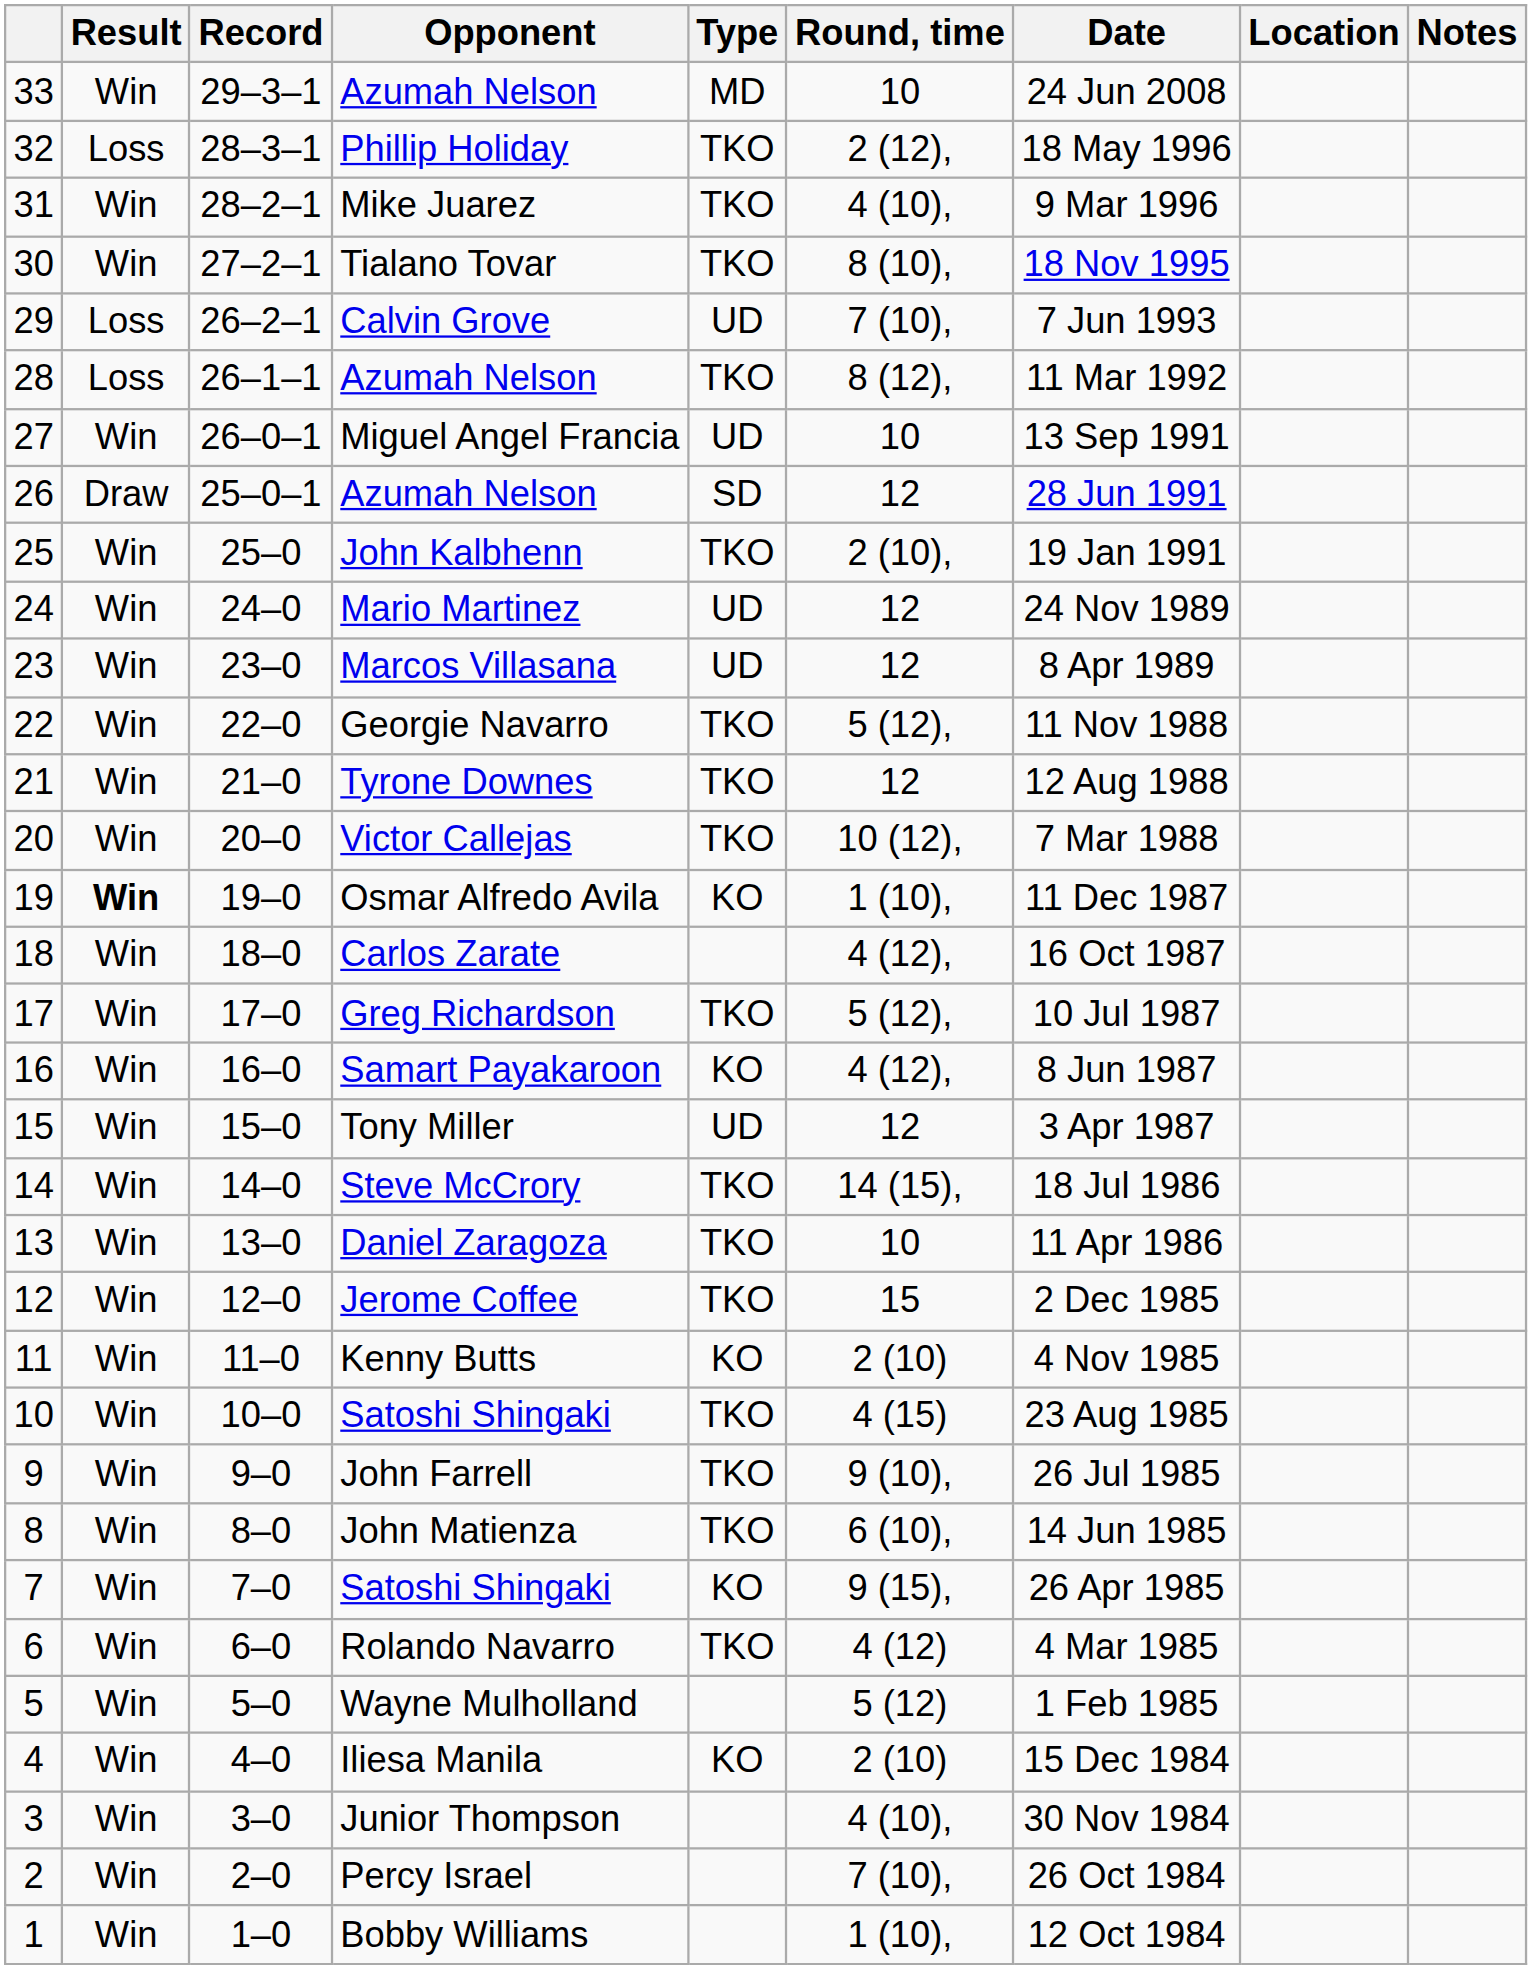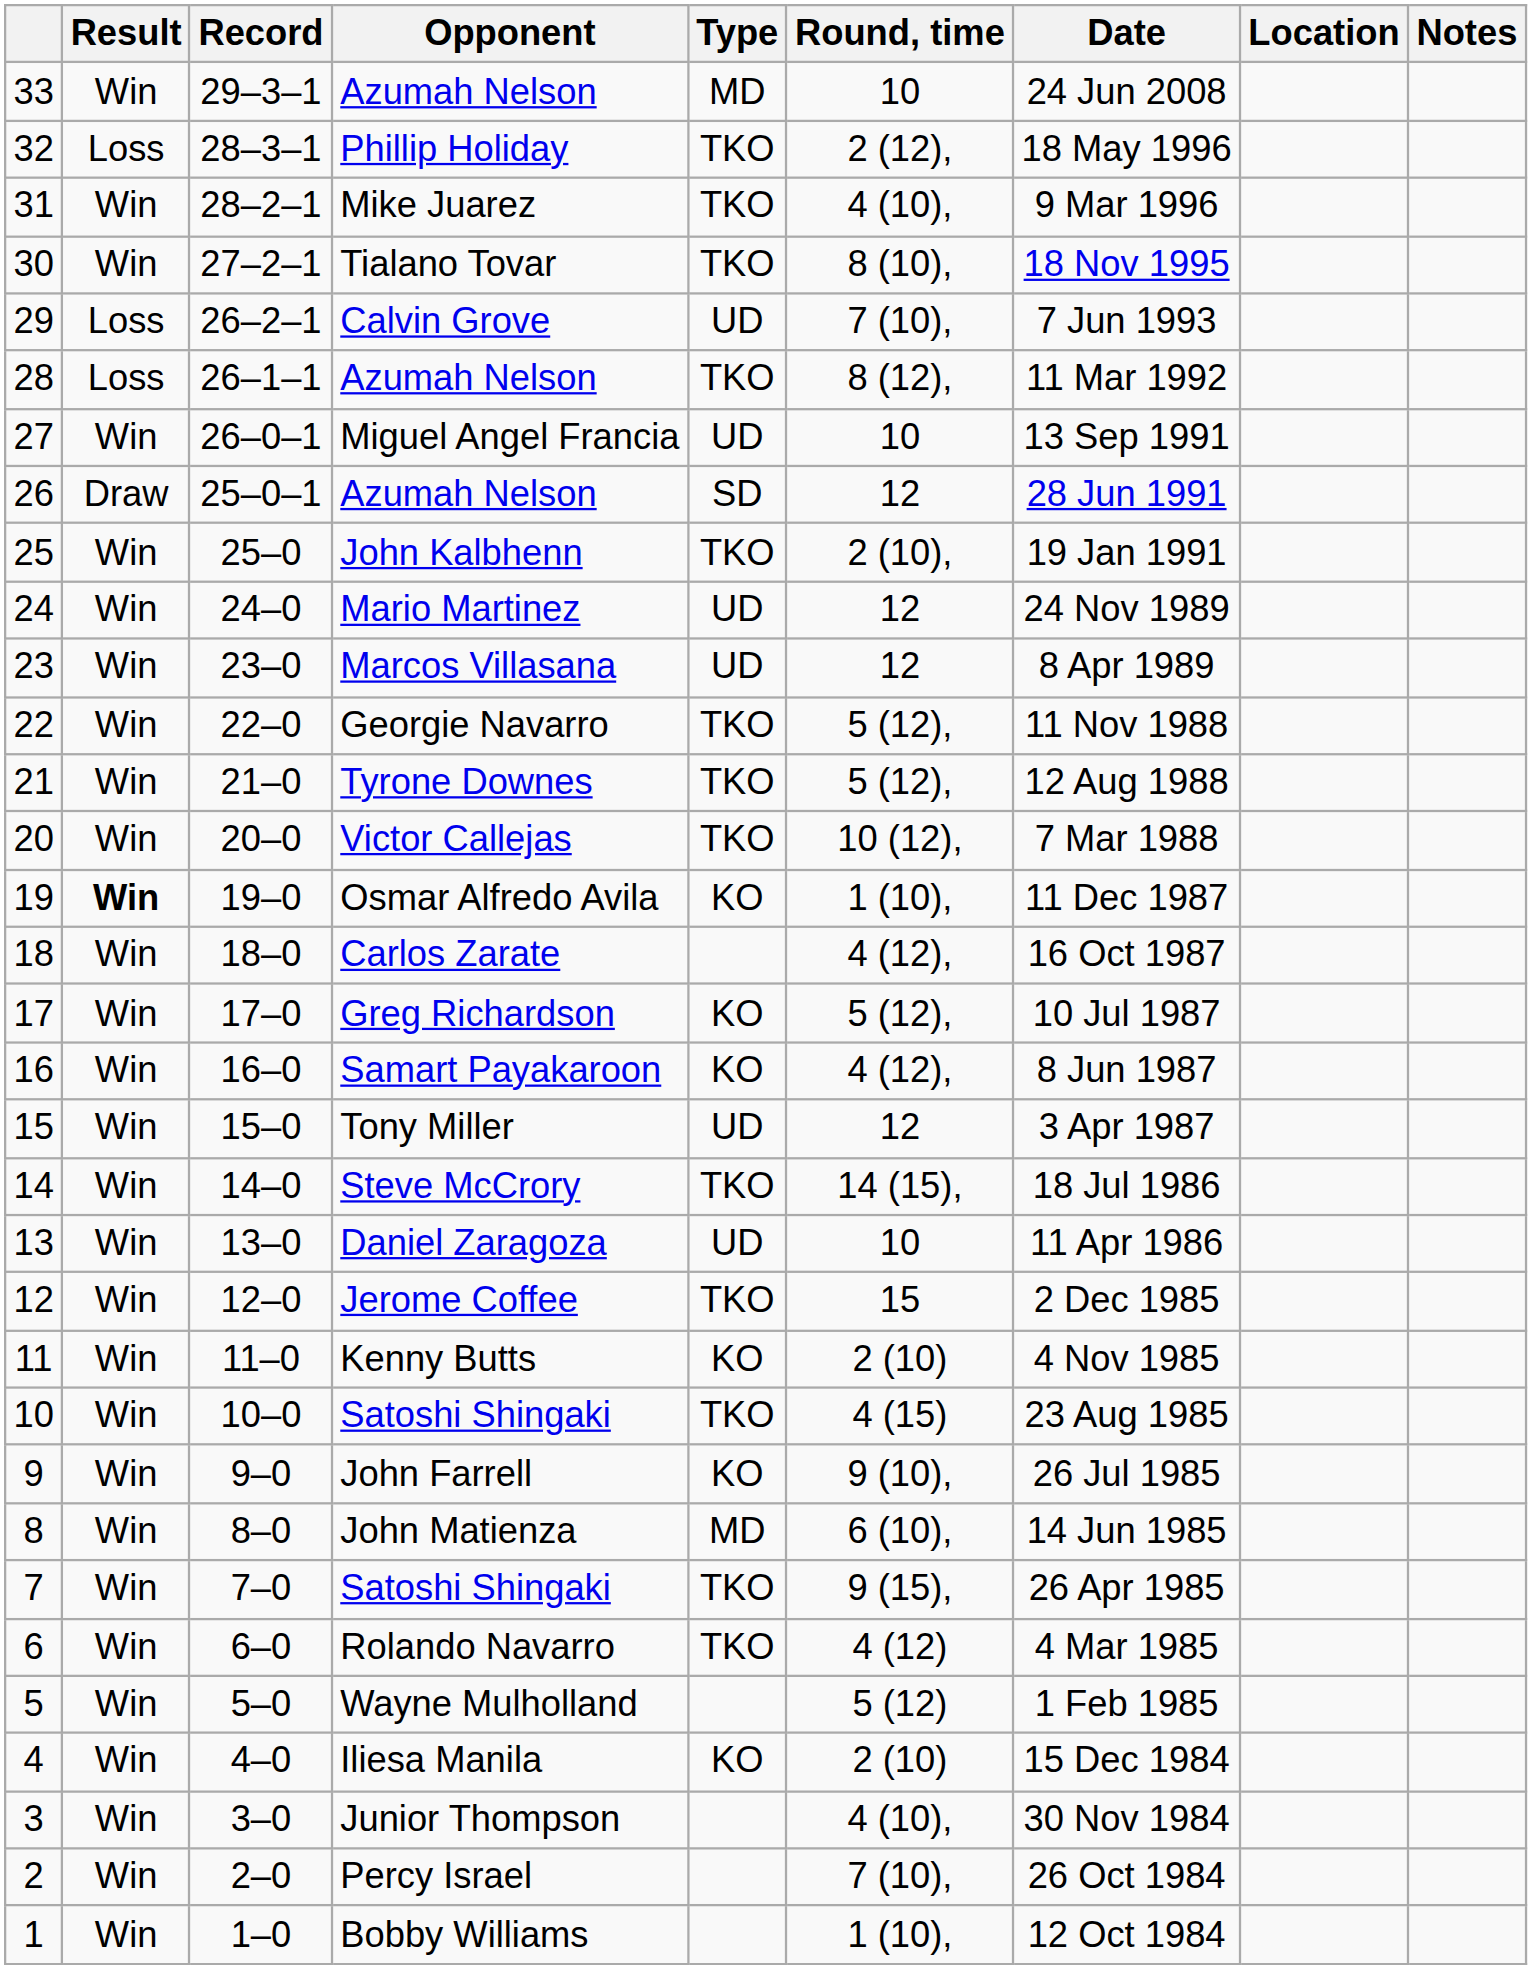(900, 782) 12 -> (900, 782) 5 (12),
(737, 1012) TKO -> (737, 1012) KO
(737, 1242) TKO -> (737, 1242) UD
(737, 1473) TKO -> (737, 1473) KO
(737, 1530) TKO -> (737, 1530) MD
(737, 1588) KO -> (737, 1588) TKO
